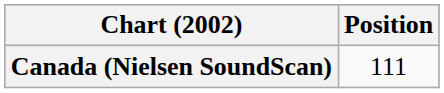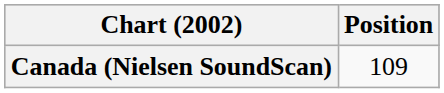(389, 66) 111 -> (389, 66) 109
